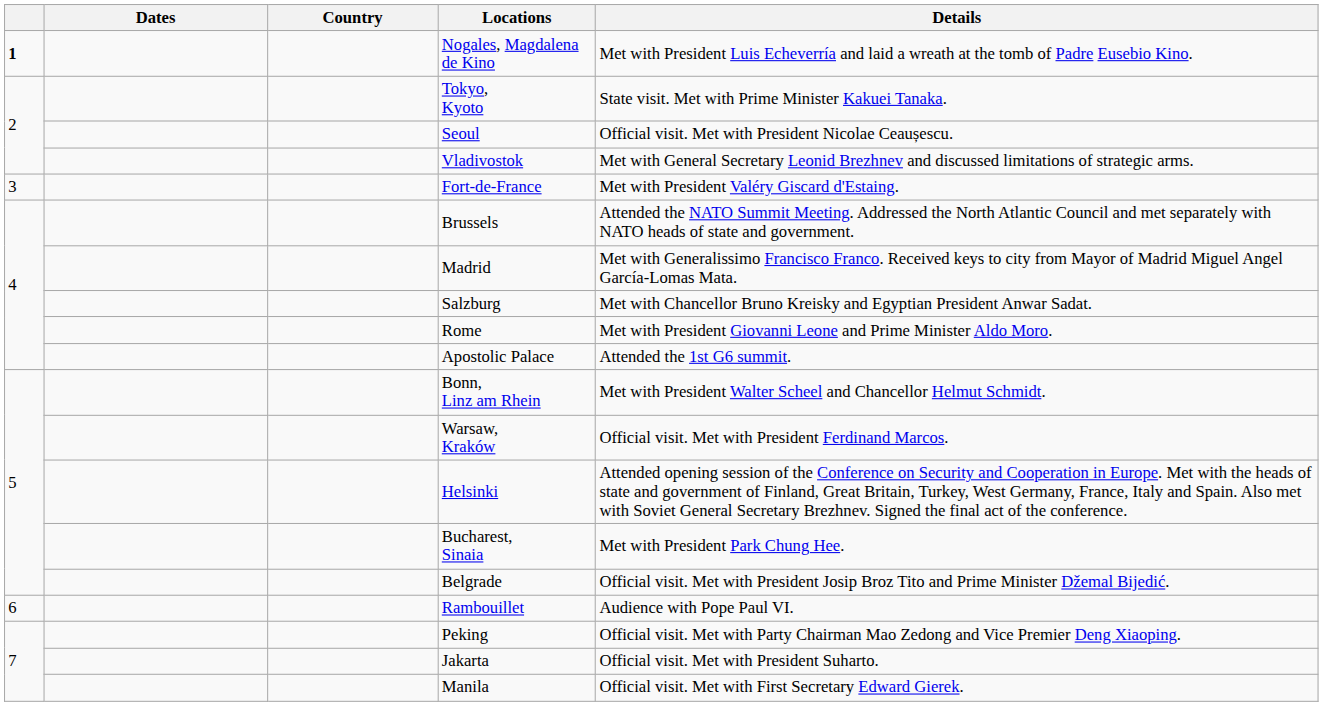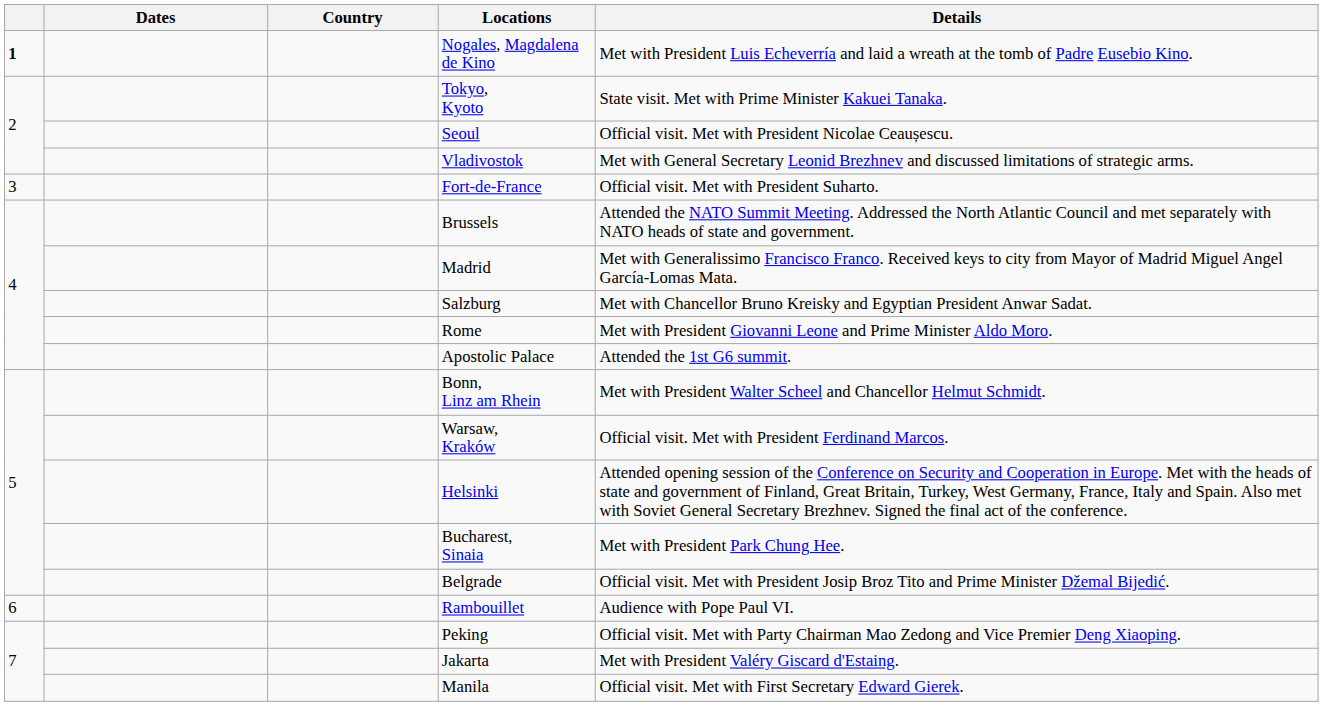(749, 187) Met with President Valéry Giscard d'Estaing. -> (739, 187) Official visit. Met with President Suharto.
(739, 661) Official visit. Met with President Suharto. -> (749, 661) Met with President Valéry Giscard d'Estaing.
